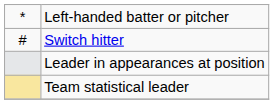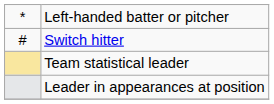rows swapped: (117, 87) <-> (154, 63)
